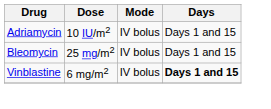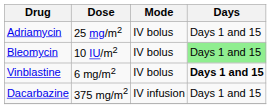(88, 32) 10 IU/m2 -> (98, 32) 25 mg/m2
(91, 52) 25 mg/m2 -> (96, 52) 10 IU/m2
(200, 52) no background -> (226, 52) lightgreen background
+ row: (38, 93)
